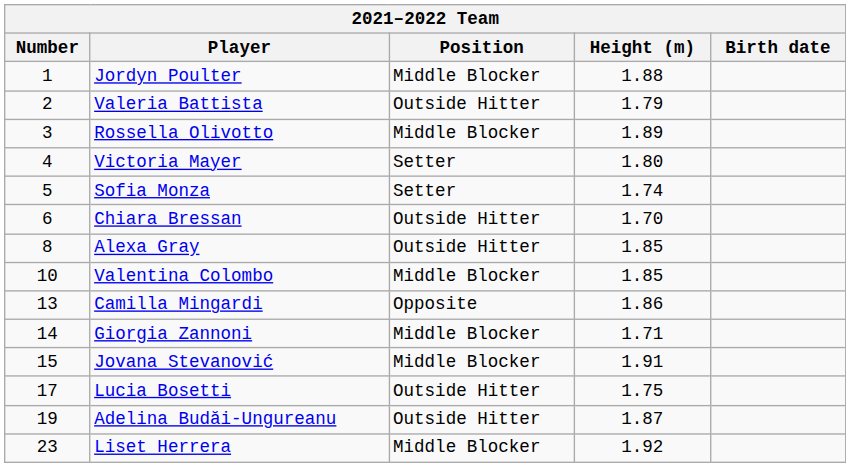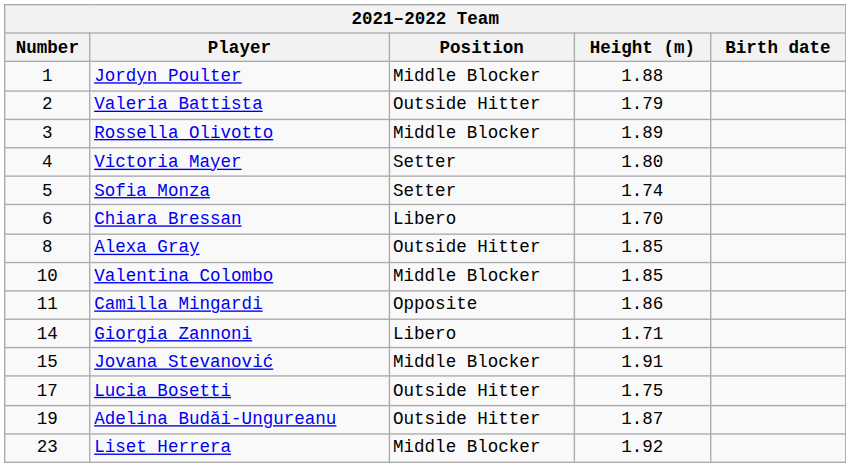(467, 219) Outside Hitter -> (425, 219) Libero
(47, 305) 13 -> (47, 305) 11
(467, 334) Middle Blocker -> (425, 334) Libero
